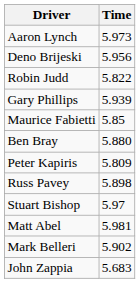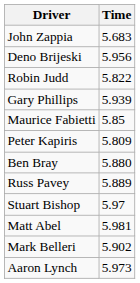rows swapped: (40, 267) <-> (42, 36)
rows swapped: (42, 162) <-> (33, 141)
(117, 183) 5.898 -> (117, 183) 5.889
